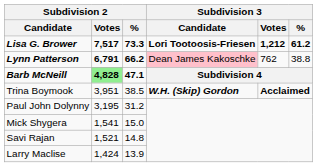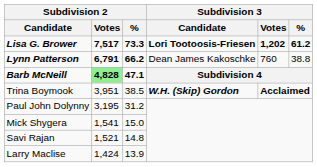(273, 43) 1,212 -> (273, 43) 1,202
(202, 59) pink background -> (202, 59) no background
(268, 59) 762 -> (268, 59) 760
